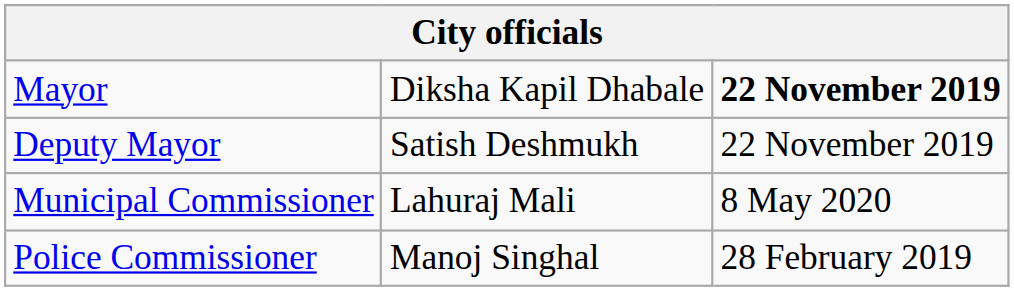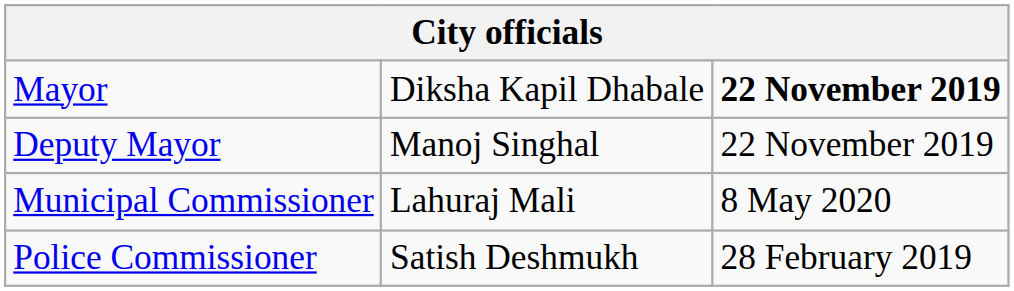(514, 144) Satish Deshmukh -> (495, 144) Manoj Singhal
(495, 256) Manoj Singhal -> (514, 256) Satish Deshmukh
